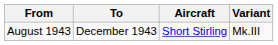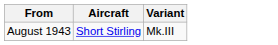- column: (116, 13)
